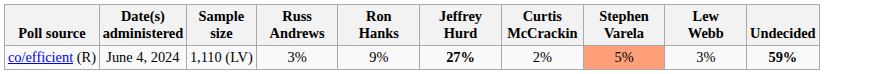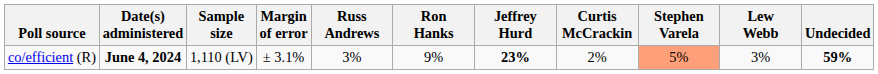+ column: (284, 25)
(143, 57) normal -> (143, 57) bold
(461, 57) 27% -> (515, 57) 23%
